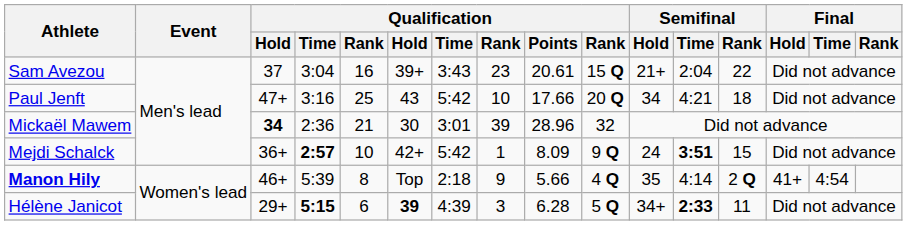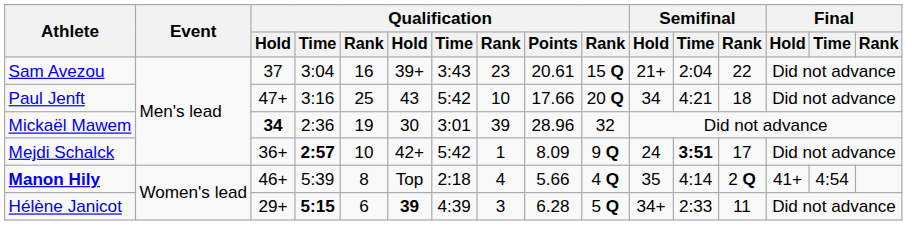(364, 125) 21 -> (364, 125) 19
(742, 152) 15 -> (742, 152) 17
(501, 179) 9 -> (501, 179) 4
(696, 207) bold -> (696, 207) normal
